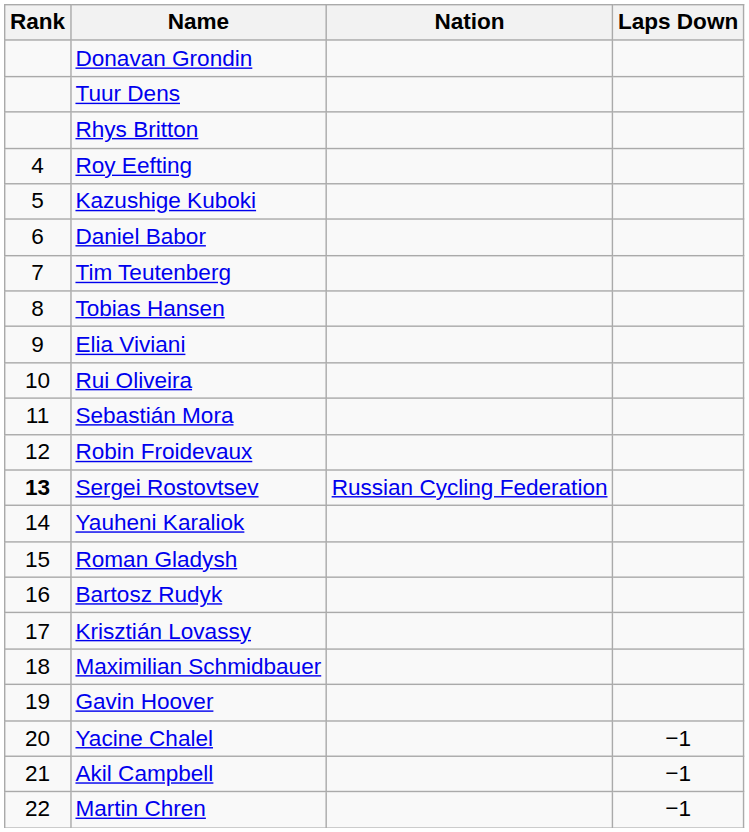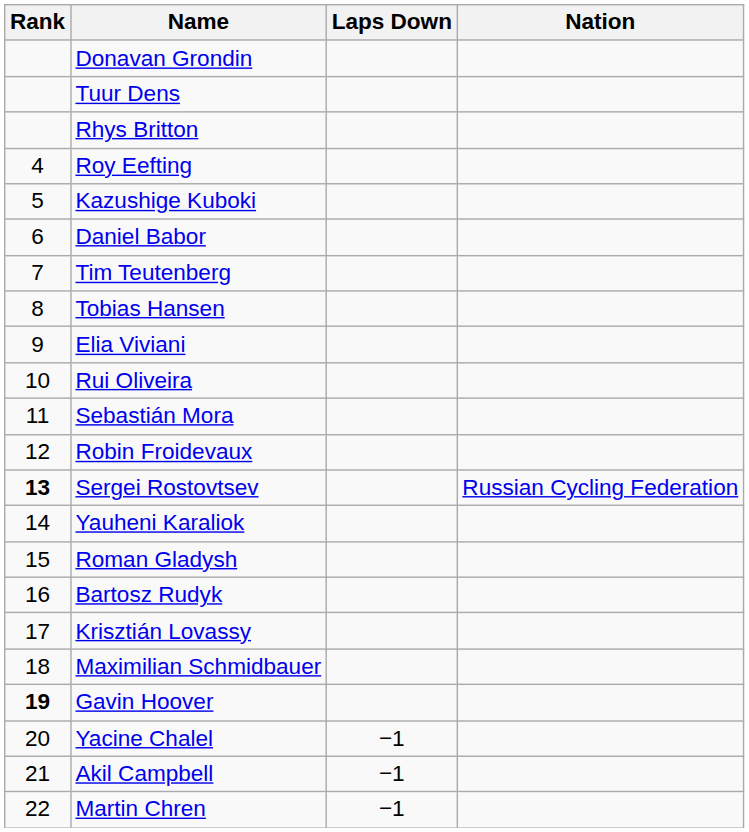columns swapped: (470, 22) <-> (678, 22)
(37, 702) normal -> (37, 702) bold
